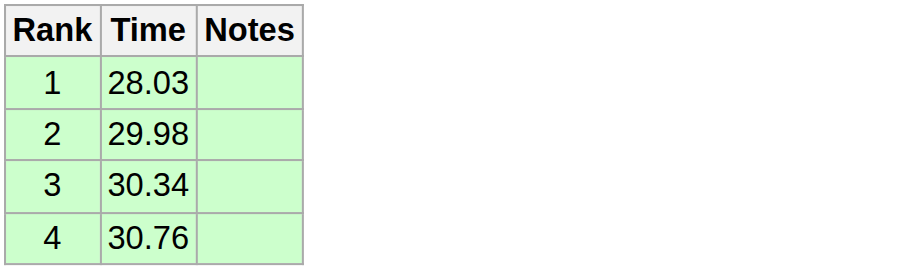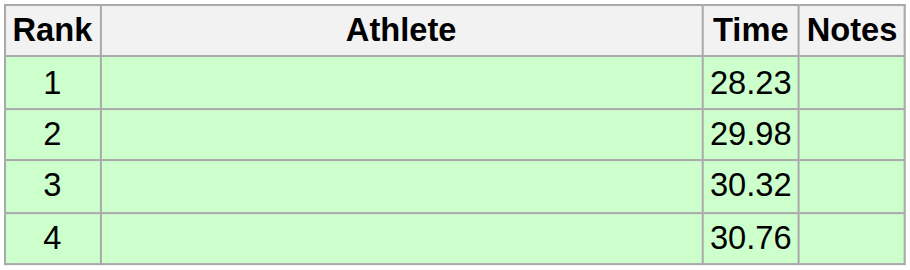+ column: (401, 30)
(148, 82) 28.03 -> (751, 82) 28.23
(148, 185) 30.34 -> (751, 185) 30.32
